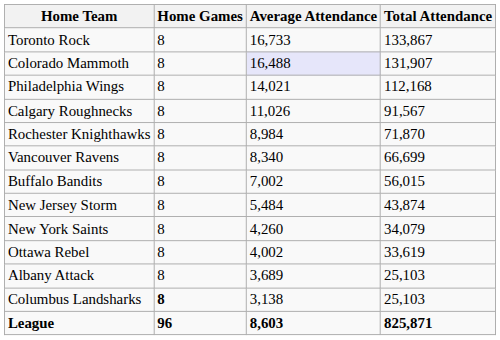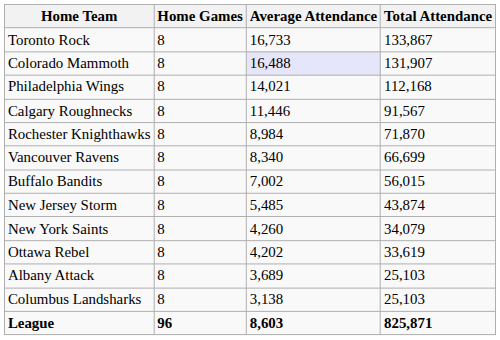(270, 110) 11,026 -> (270, 110) 11,446
(266, 205) 5,484 -> (266, 205) 5,485
(266, 252) 4,002 -> (266, 252) 4,202
(161, 299) bold -> (161, 299) normal
